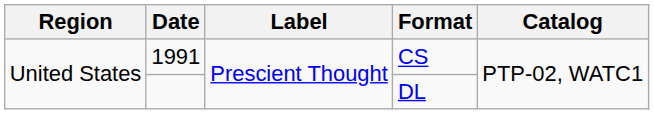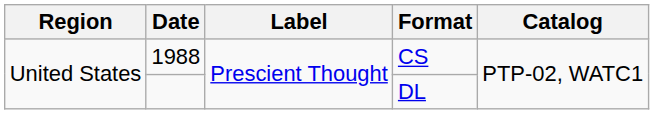(176, 56) 1991 -> (176, 56) 1988
